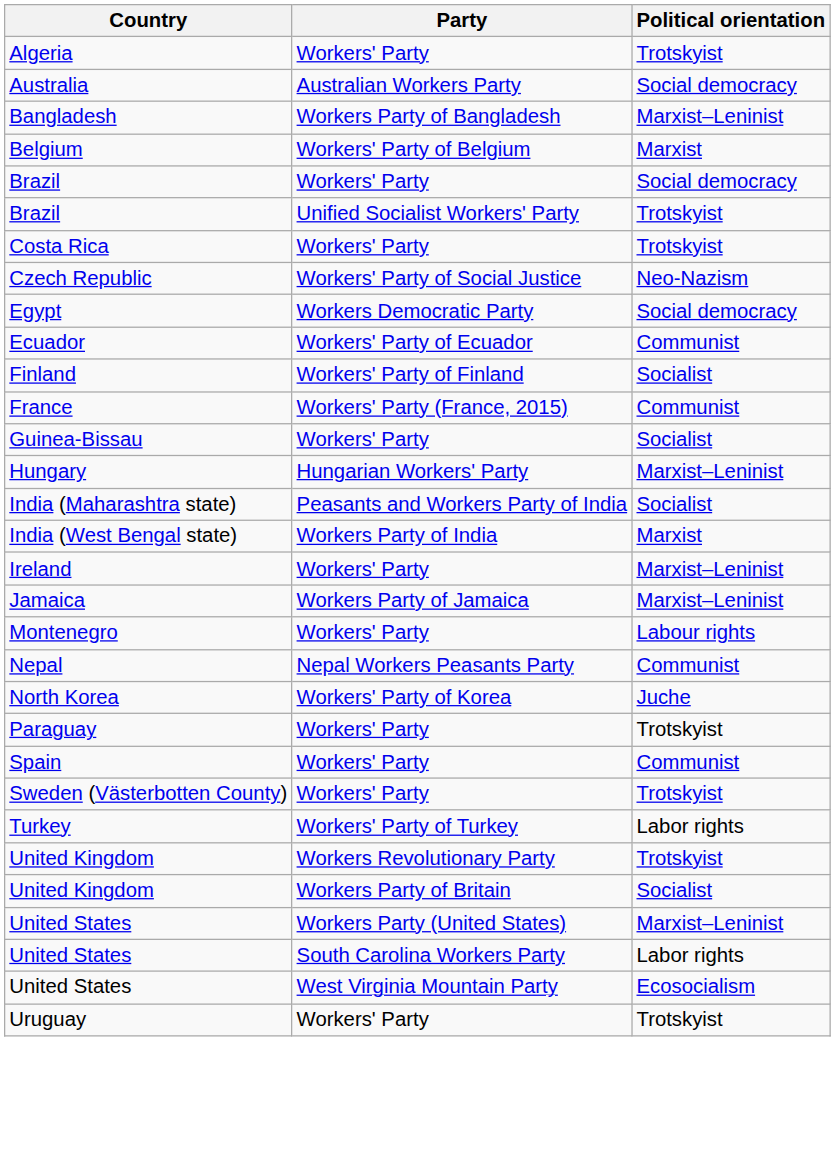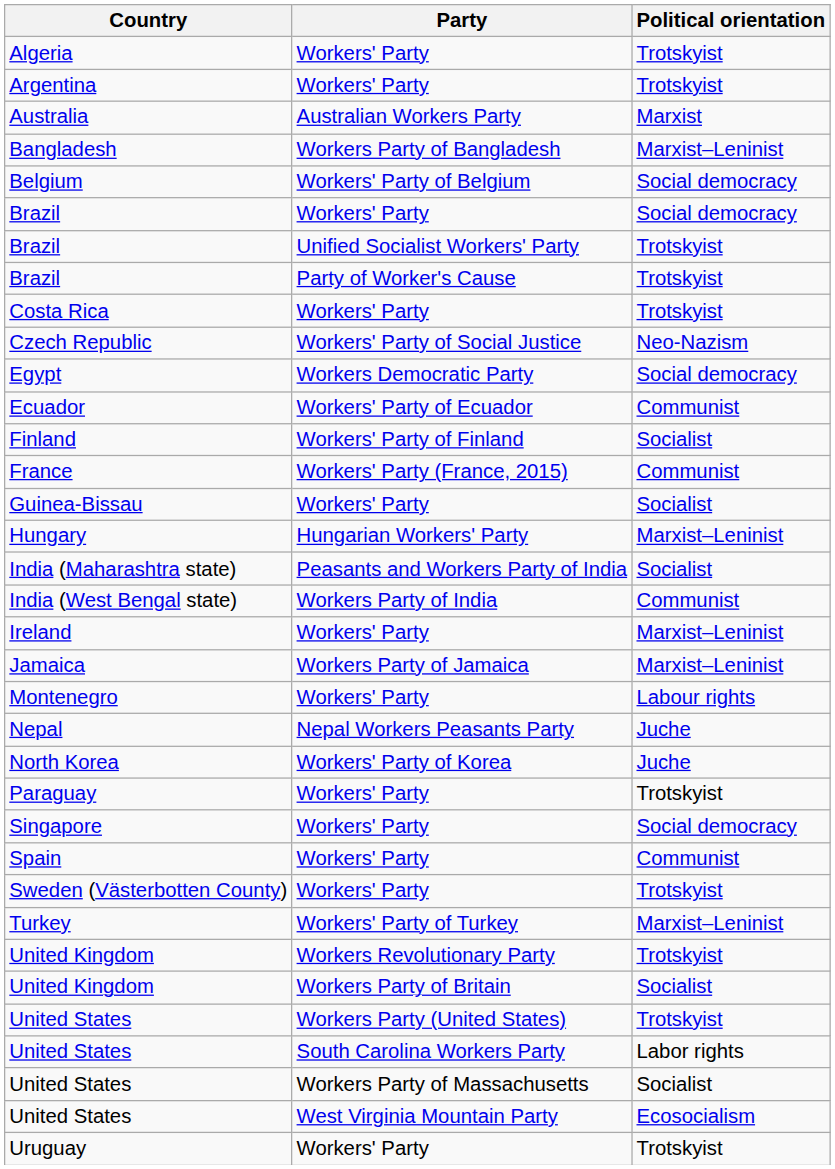+ row: (53, 85)
(717, 85) Social democracy -> (669, 117) Marxist
(669, 149) Marxist -> (717, 181) Social democracy
+ row: (35, 278)
(669, 536) Marxist -> (688, 600) Communist
(688, 665) Communist -> (664, 729) Juche
+ row: (56, 826)
(690, 826) Labor rights -> (710, 922) Marxist–Leninist
(710, 922) Marxist–Leninist -> (680, 1019) Trotskyist
+ row: (70, 1084)
